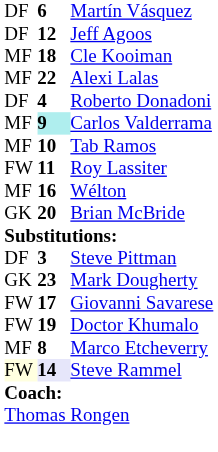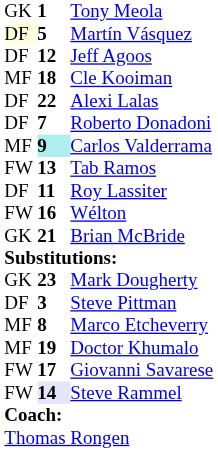+ row: (116, 11)
(17, 11) no background -> (17, 33) lightyellow background
(42, 11) 6 -> (42, 33) 5
(18, 78) MF -> (17, 100) DF
(42, 100) 4 -> (42, 123) 7
(18, 145) MF -> (19, 168) FW
(47, 145) 10 -> (47, 168) 13
(19, 168) FW -> (17, 190) DF
(18, 190) MF -> (19, 213) FW
(47, 213) 20 -> (47, 235) 21
rows swapped: (134, 280) <-> (123, 257)
rows swapped: (139, 347) <-> (142, 302)
(19, 325) FW -> (18, 347) MF
(19, 370) lightyellow background -> (19, 392) no background
